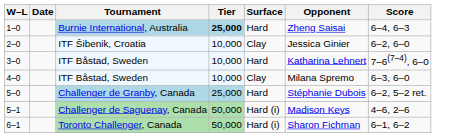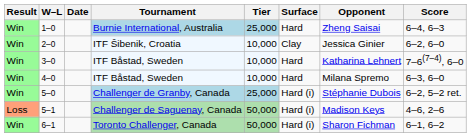+ column: (22, 12)
(227, 28) bold -> (262, 28) normal
(256, 77) Clay -> (292, 77) Hard
(257, 93) Hard -> (298, 93) Hard (i)
